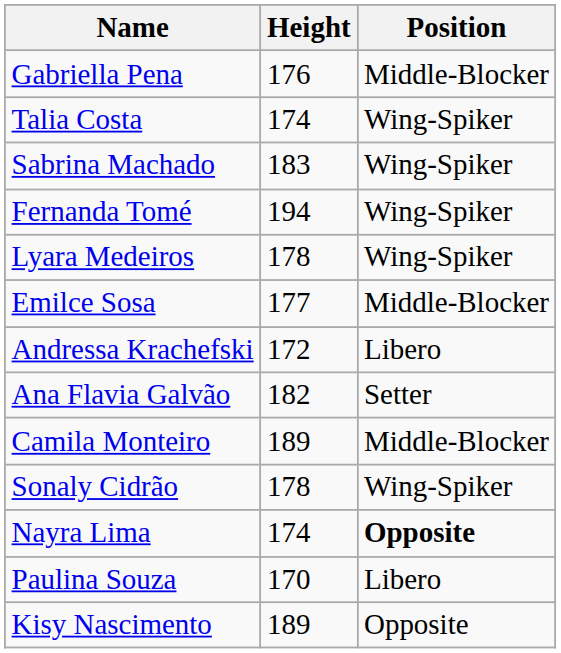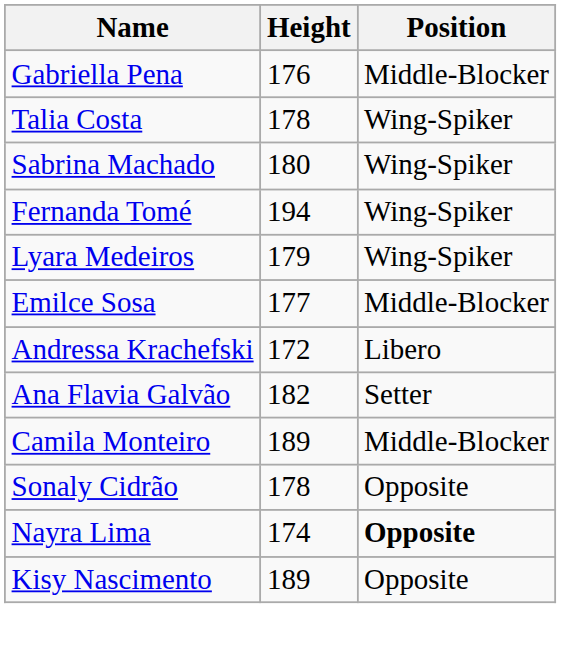(289, 119) 174 -> (289, 119) 178
(289, 165) 183 -> (289, 165) 180
(289, 257) 178 -> (289, 257) 179
(438, 486) Wing-Spiker -> (416, 486) Opposite
- row: (94, 578)
